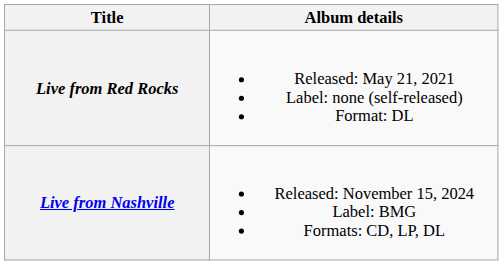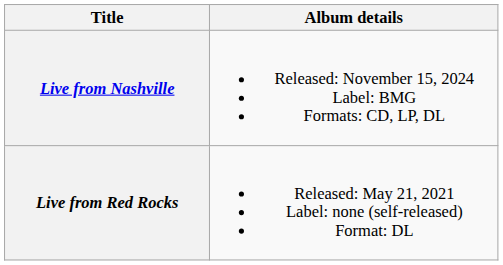rows swapped: (107, 87) <-> (107, 202)
